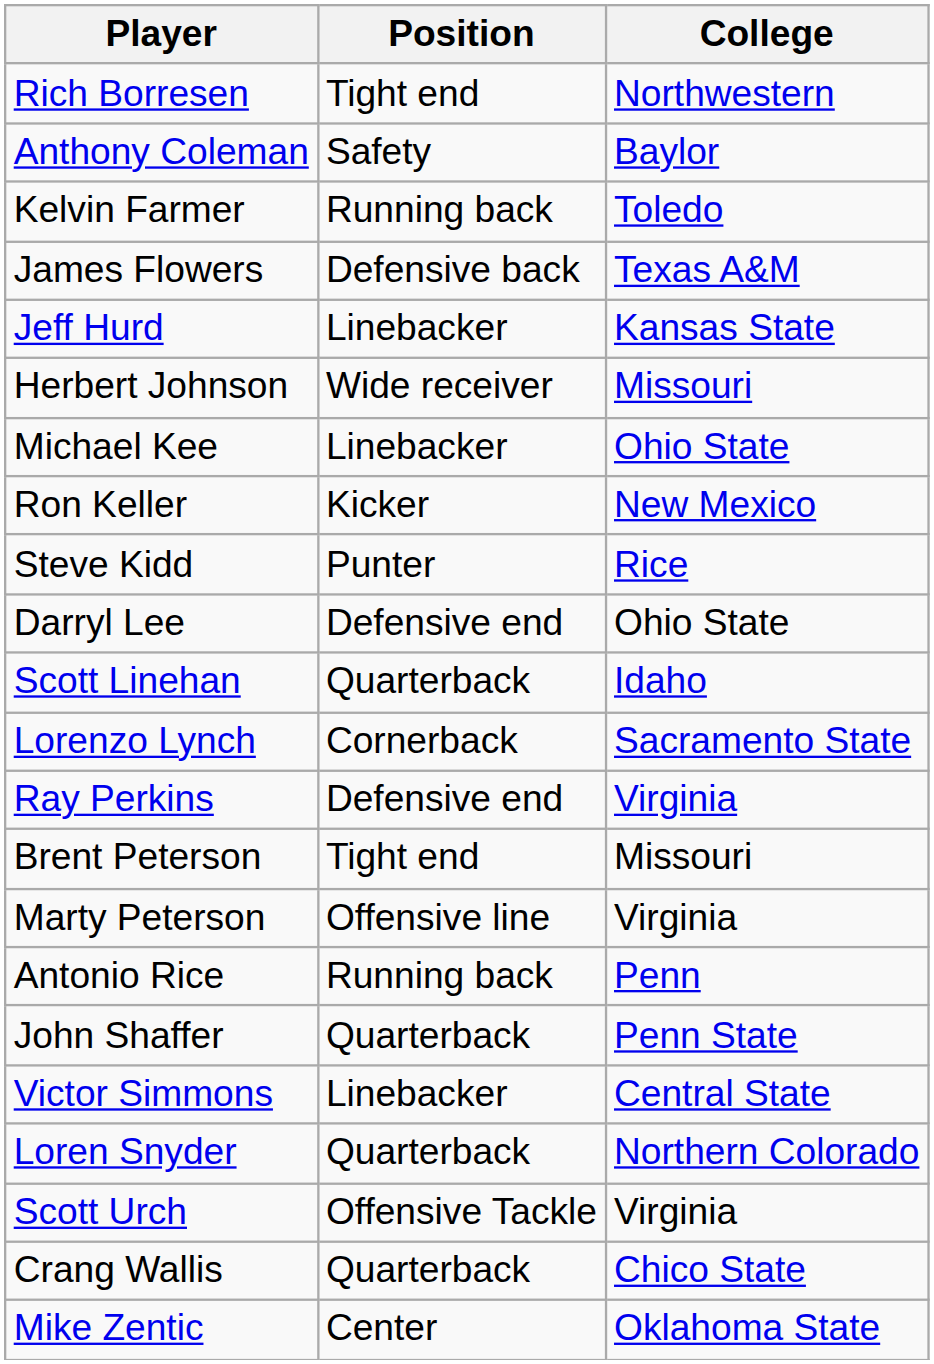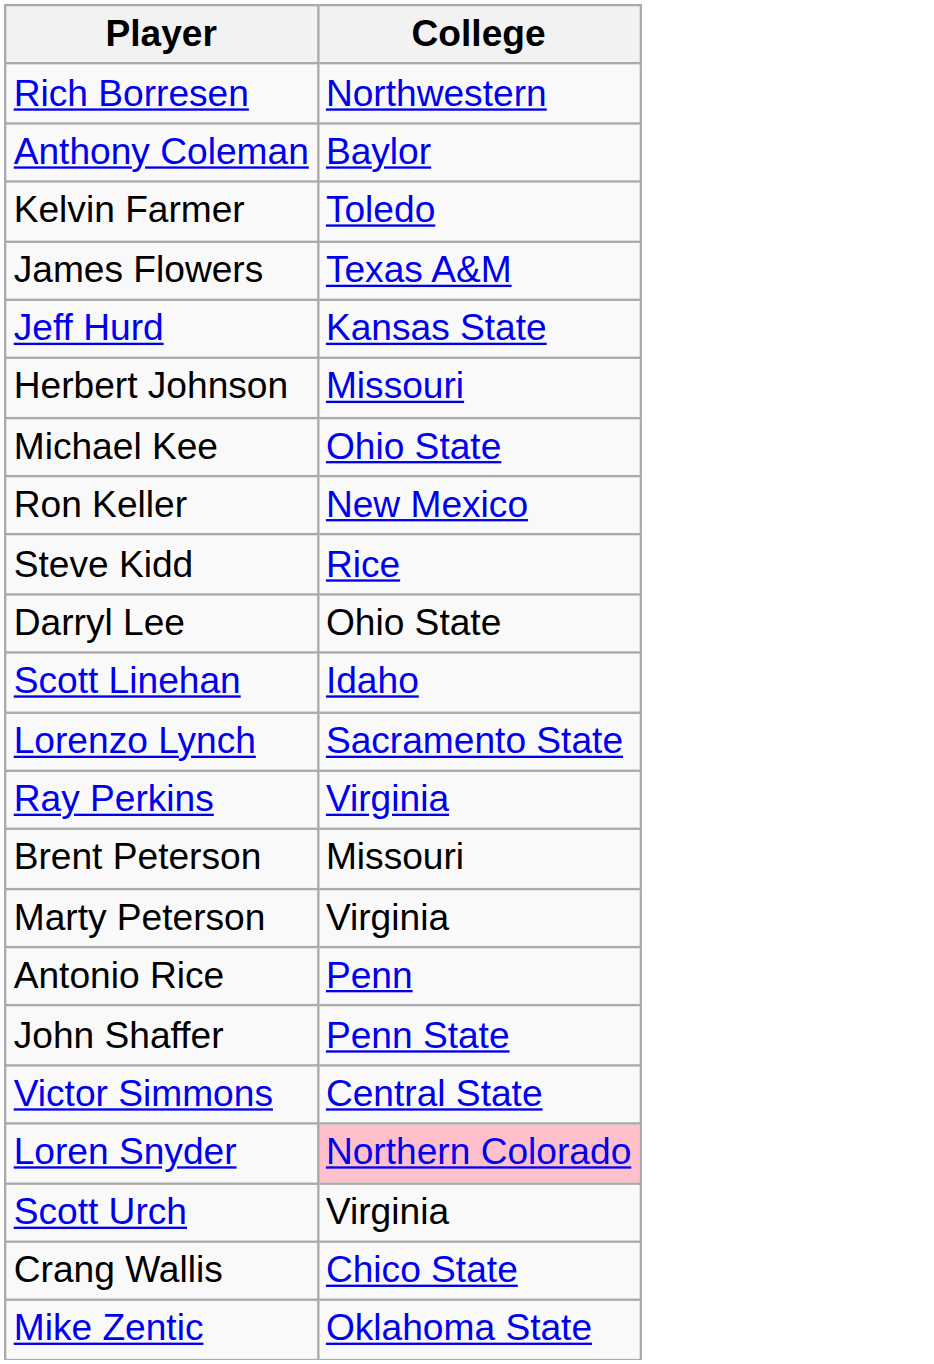- column: (461, 33)
(767, 1152) no background -> (479, 1152) pink background
